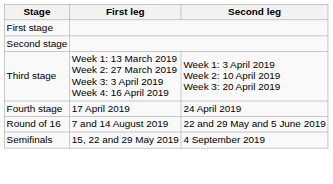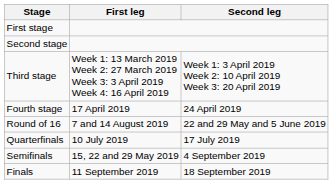+ row: (35, 140)
+ row: (20, 171)
